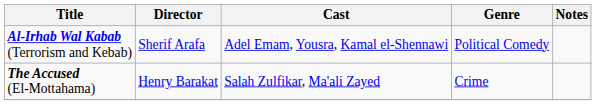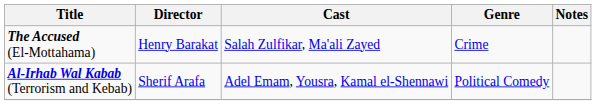rows swapped: (70, 44) <-> (51, 81)
